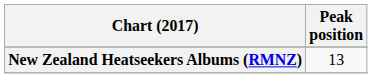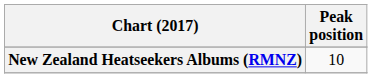(336, 60) 13 -> (336, 60) 10
